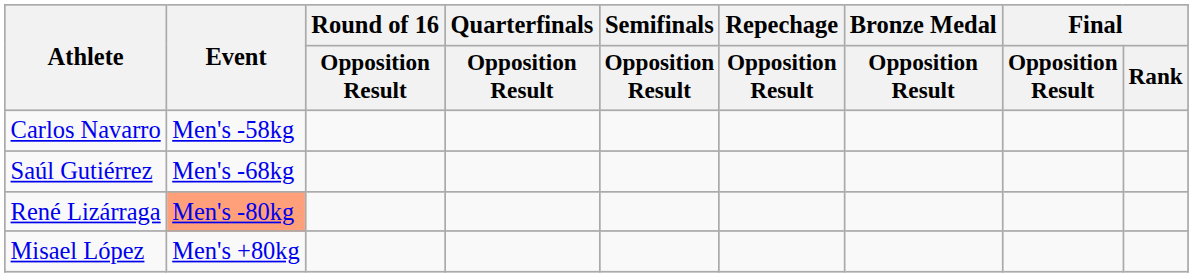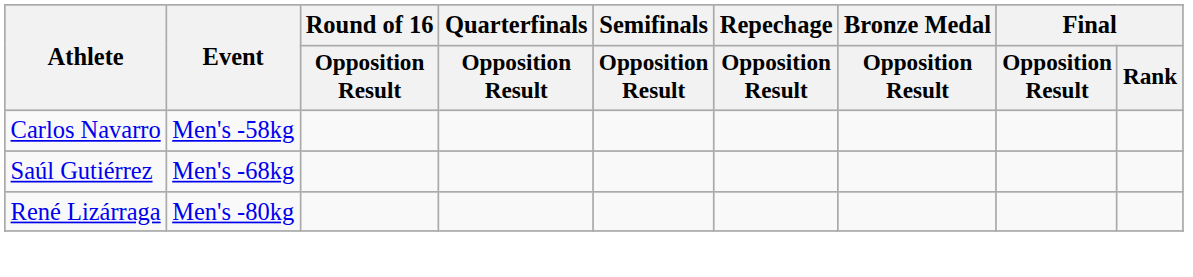(233, 211) lightsalmon background -> (233, 211) no background
- row: (78, 251)
